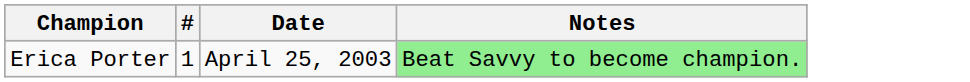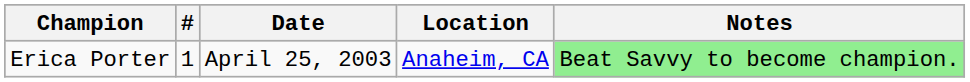+ column: (475, 23)
